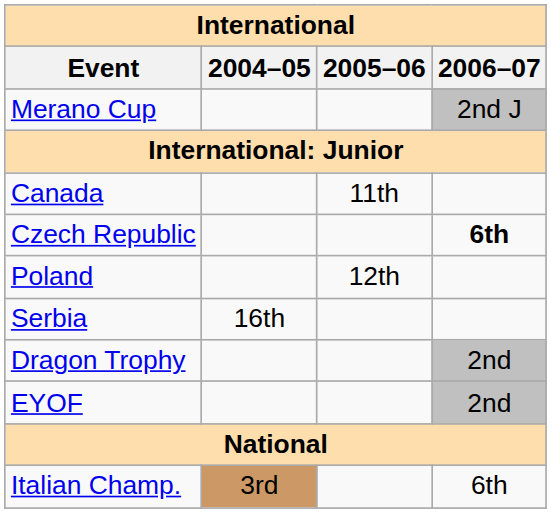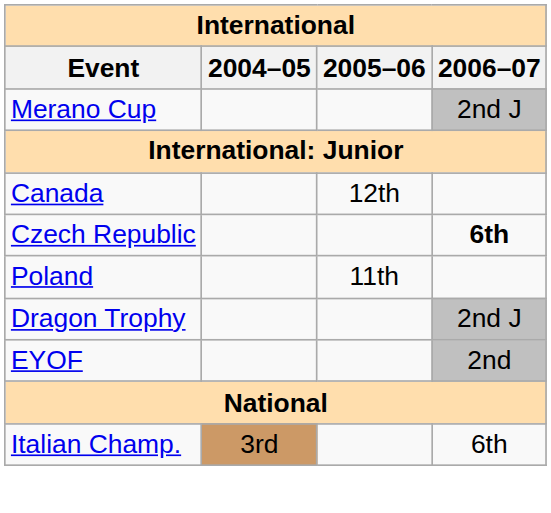(374, 192) 11th -> (374, 192) 12th
(374, 276) 12th -> (374, 276) 11th
- row: (49, 318)
(489, 360) 2nd -> (489, 318) 2nd J
